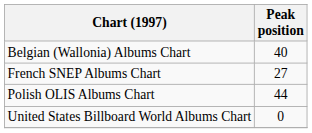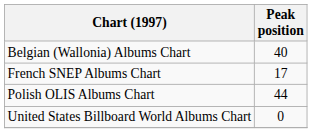(281, 73) 27 -> (281, 73) 17
